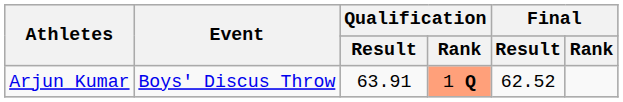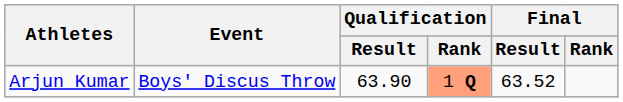(384, 81) 63.91 -> (384, 81) 63.90
(528, 81) 62.52 -> (528, 81) 63.52
